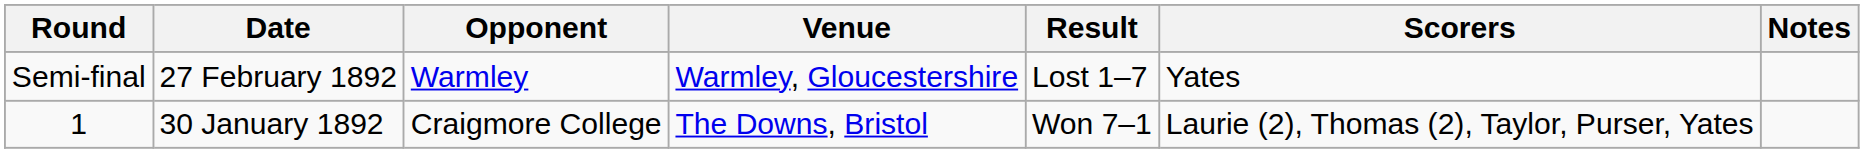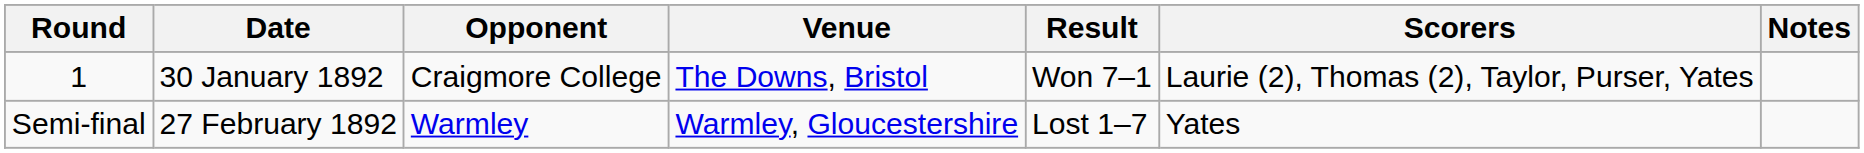rows swapped: (79, 123) <-> (79, 76)
